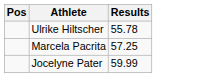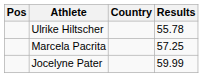+ column: (131, 13)
